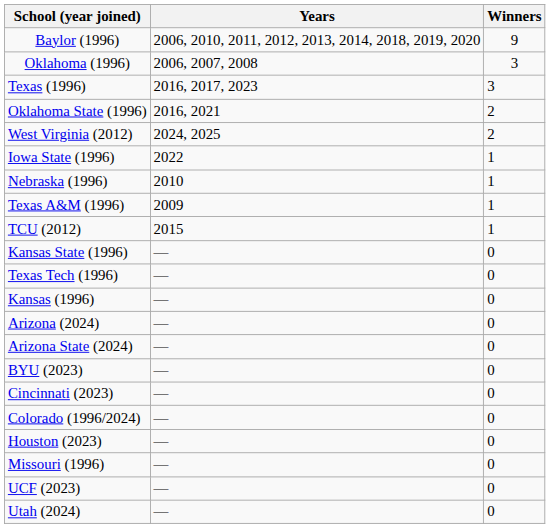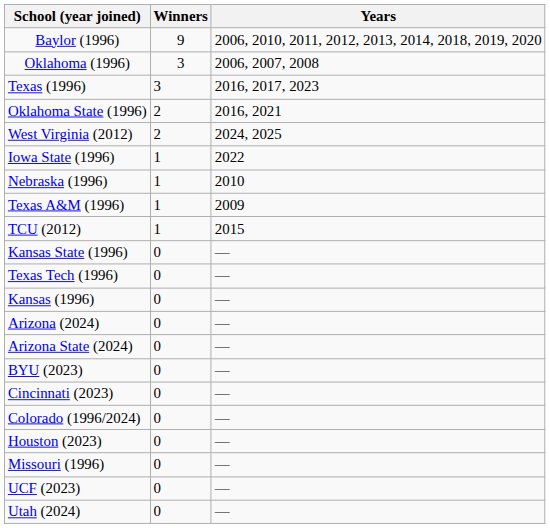columns swapped: (514, 16) <-> (317, 16)
